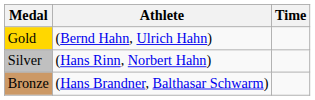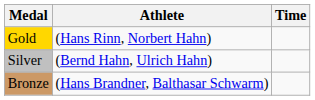(134, 38) (Bernd Hahn, Ulrich Hahn) -> (133, 38) (Hans Rinn, Norbert Hahn)
(133, 60) (Hans Rinn, Norbert Hahn) -> (134, 60) (Bernd Hahn, Ulrich Hahn)
